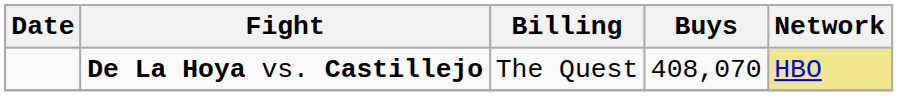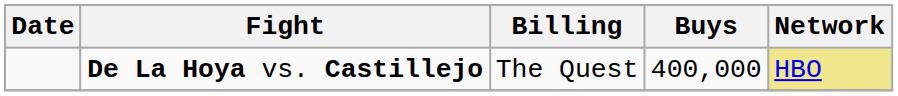(706, 70) 408,070 -> (706, 70) 400,000
